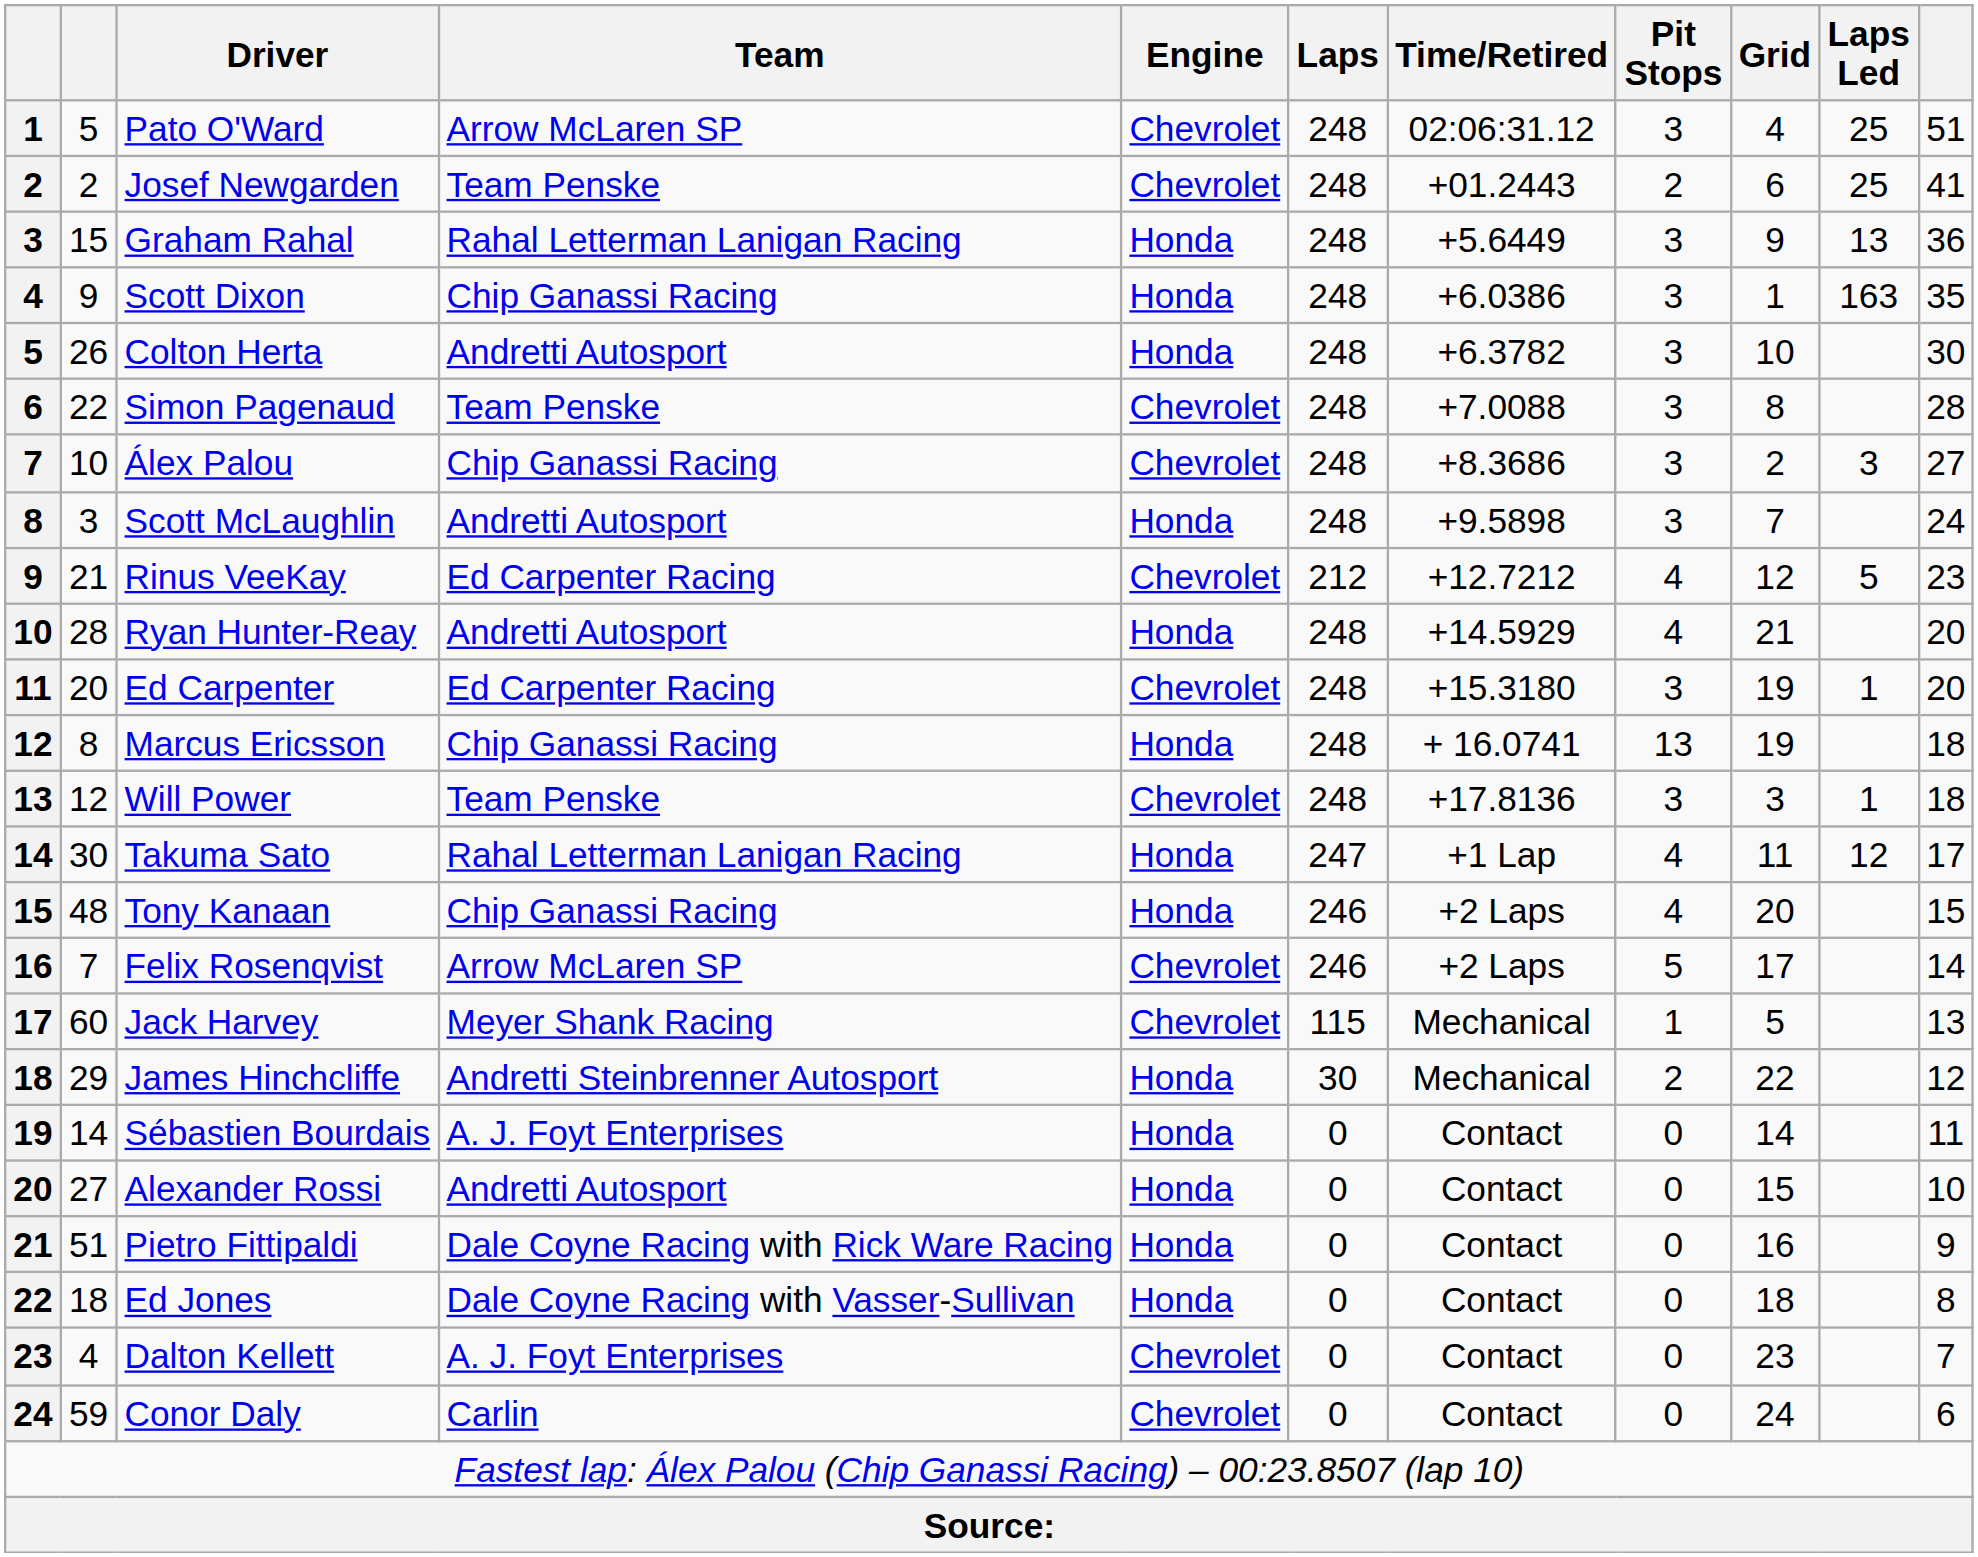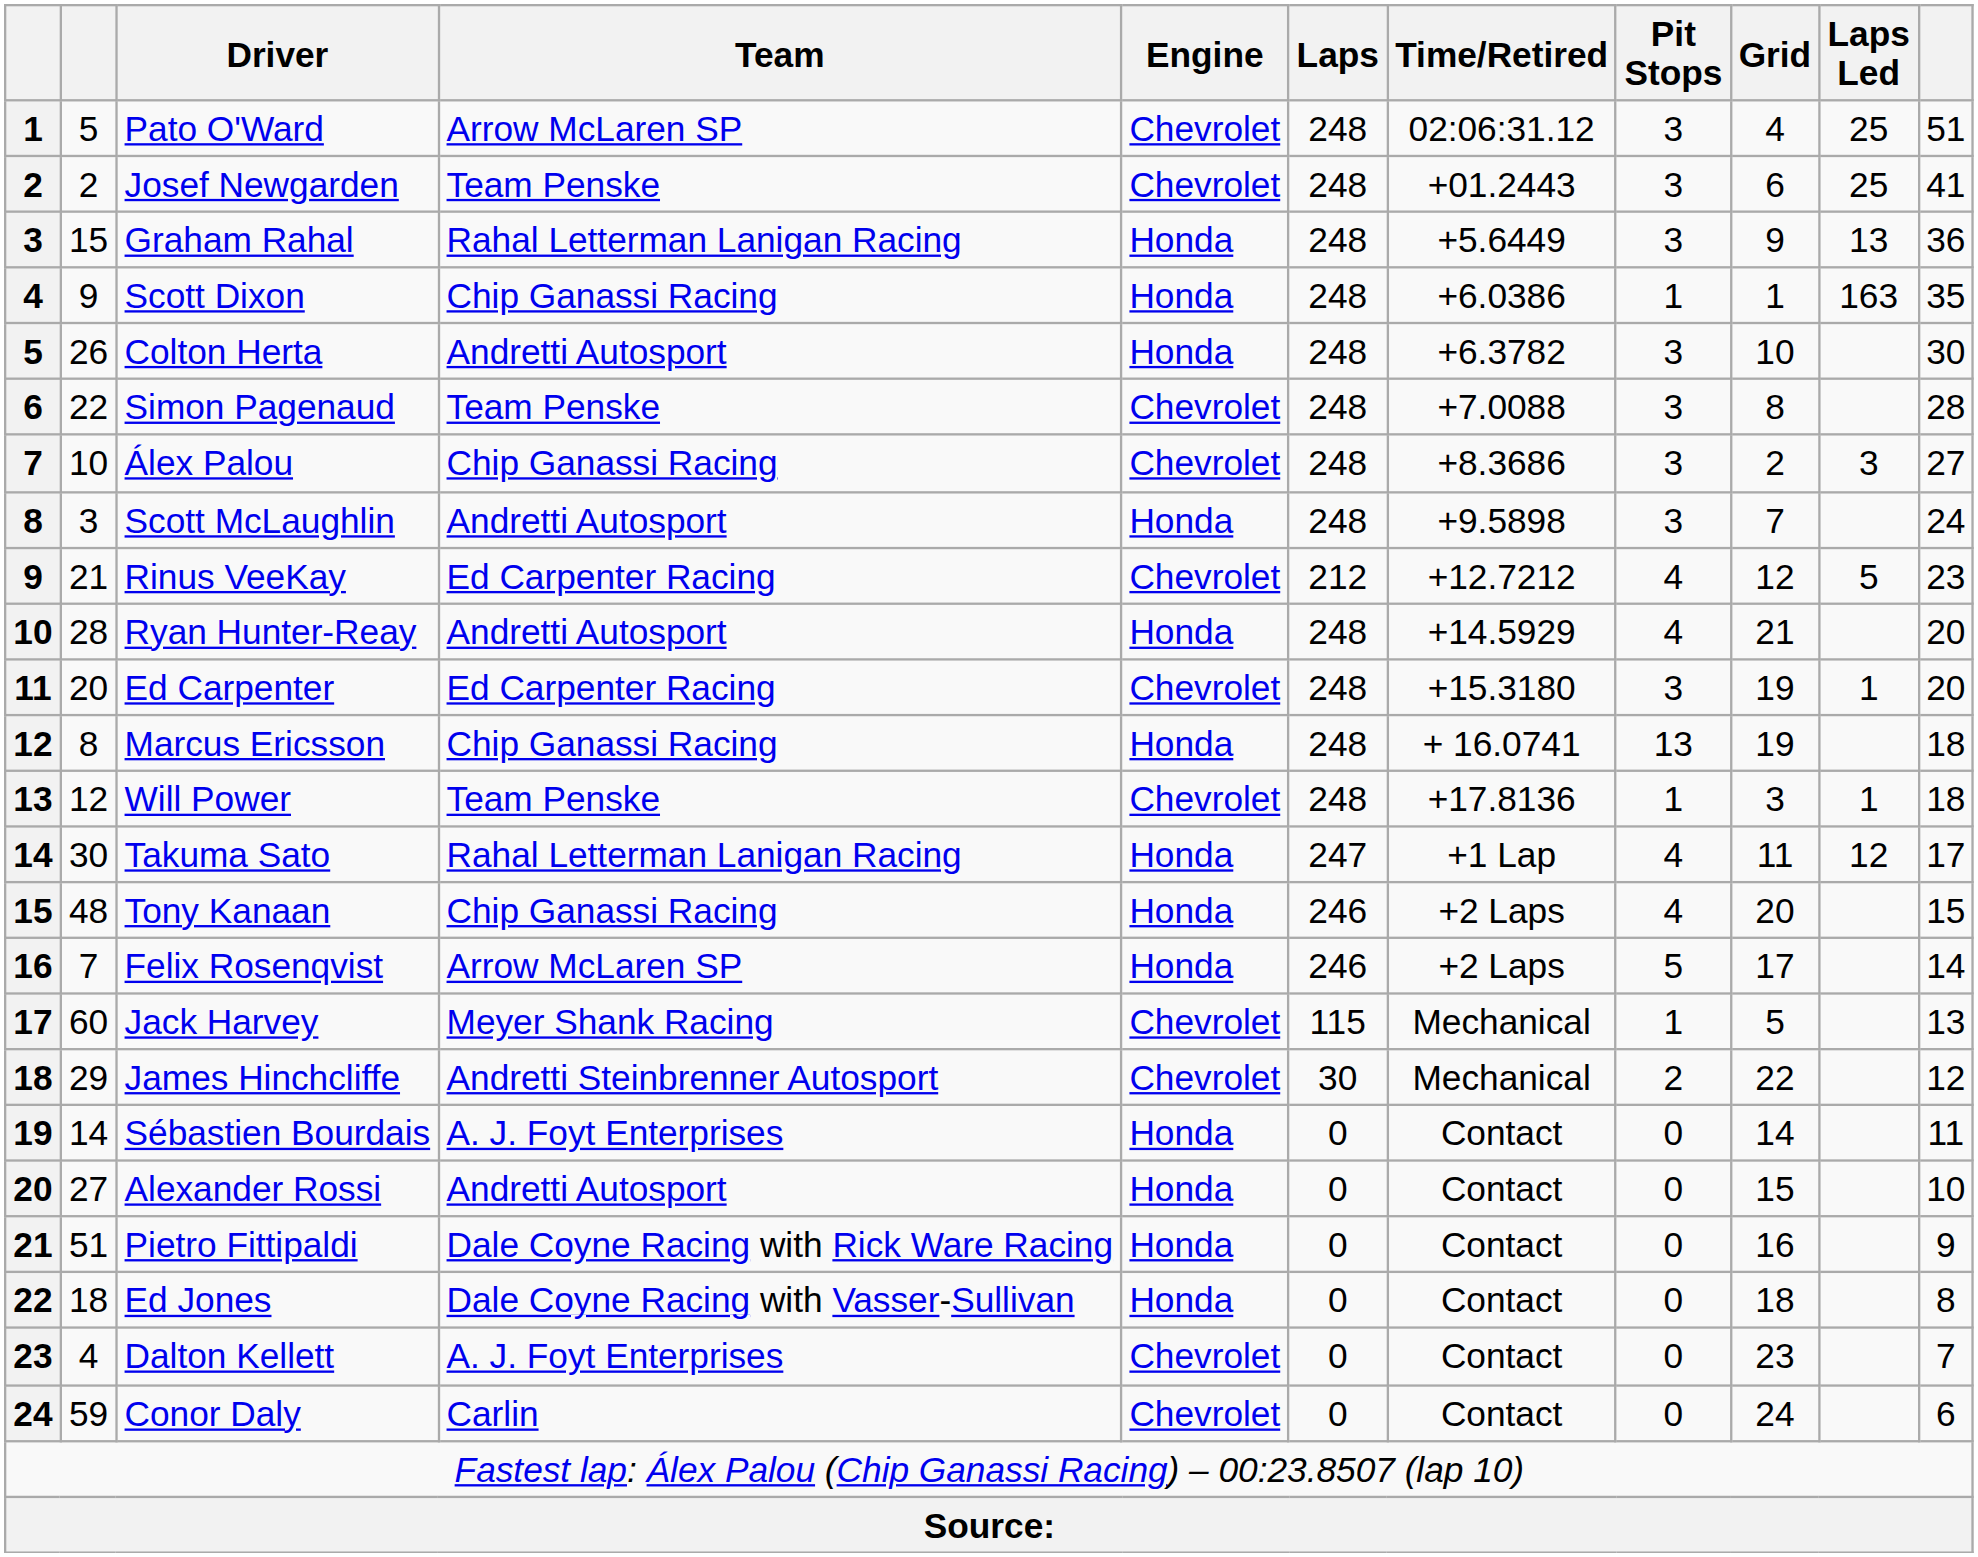(1673, 184) 2 -> (1673, 184) 3
(1673, 296) 3 -> (1673, 296) 1
(1673, 798) 3 -> (1673, 798) 1
(1205, 966) Chevrolet -> (1181, 966) Honda
(1181, 1078) Honda -> (1205, 1078) Chevrolet
